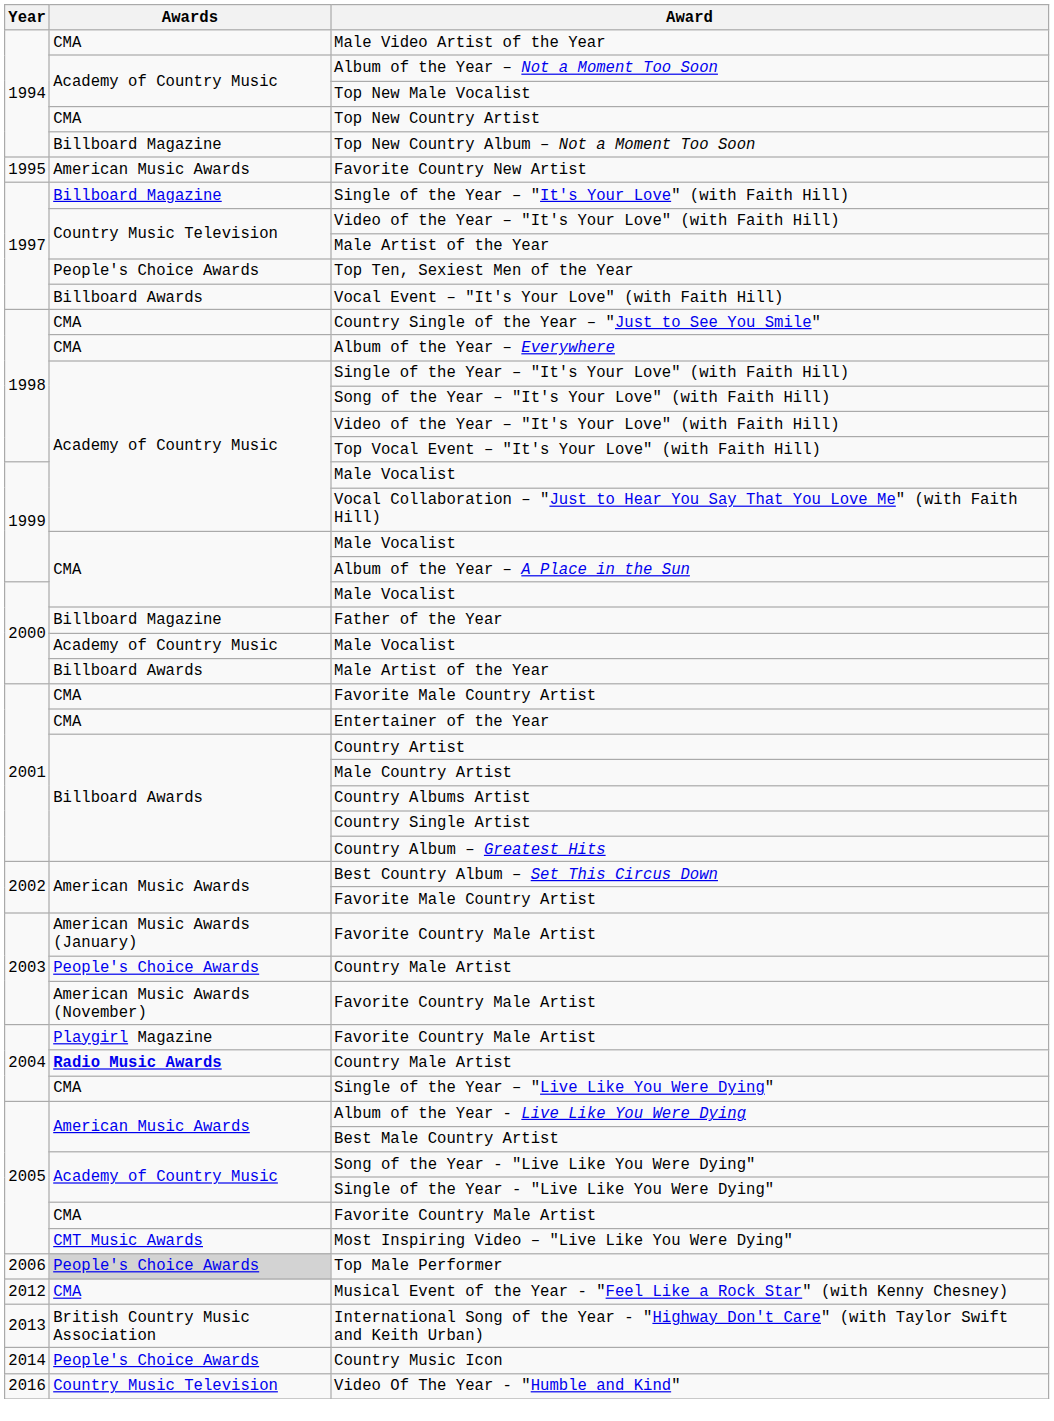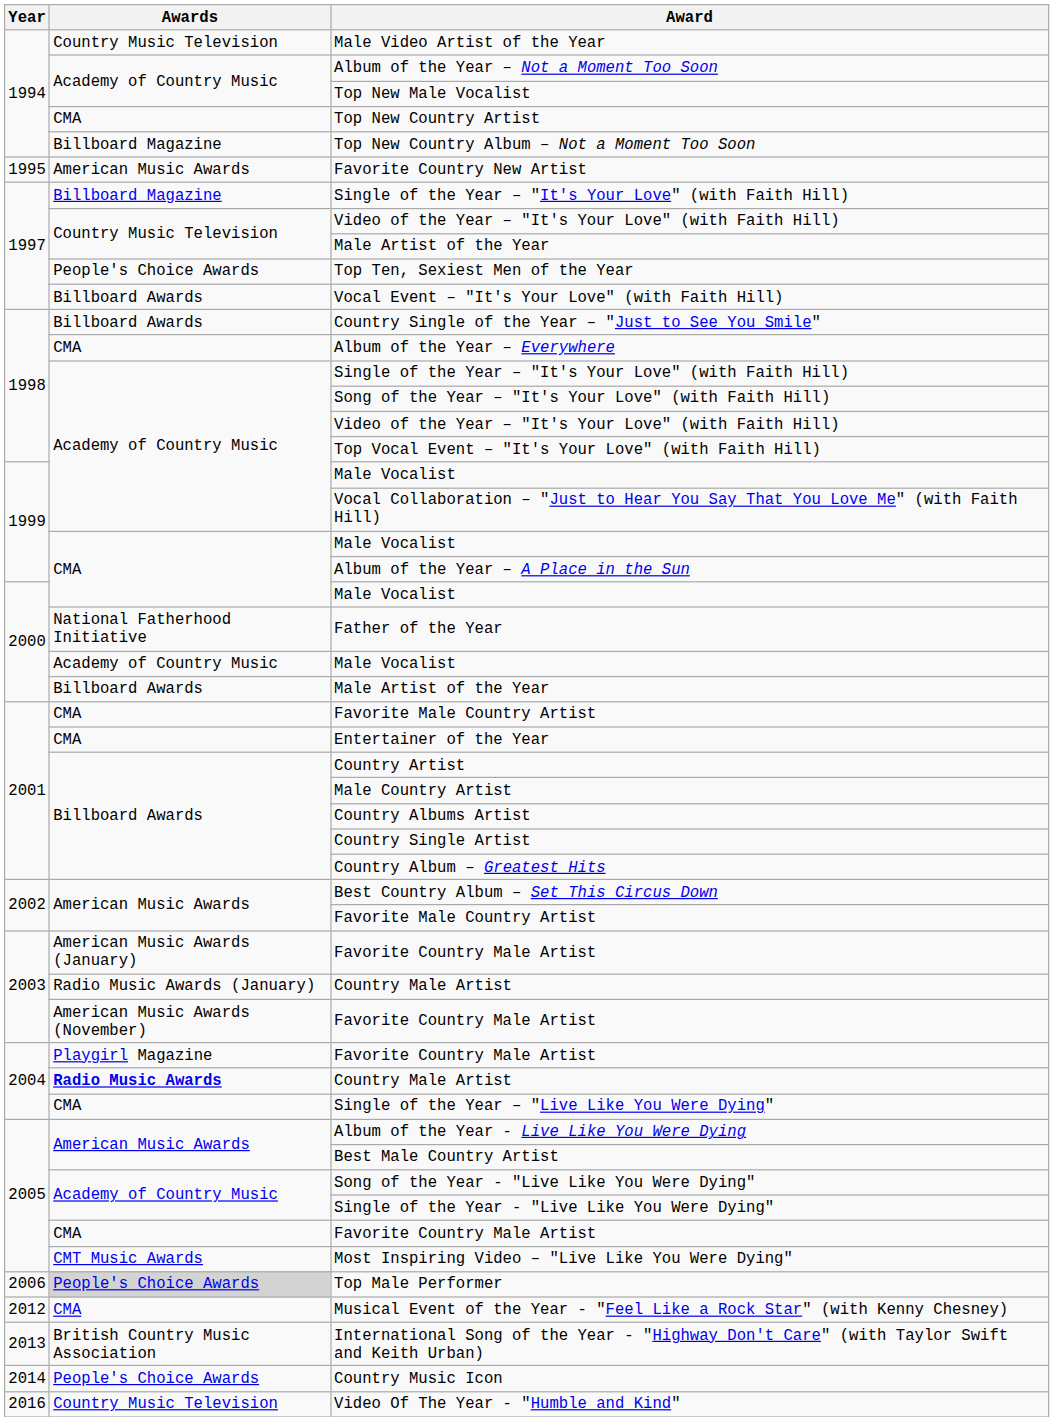(67, 43) CMA -> (166, 43) Country Music Television
(67, 322) CMA -> (128, 322) Billboard Awards
(137, 620) Billboard Magazine -> (142, 629) National Fatherhood Initiative
(156, 969) People's Choice Awards -> (184, 987) Radio Music Awards (January)
